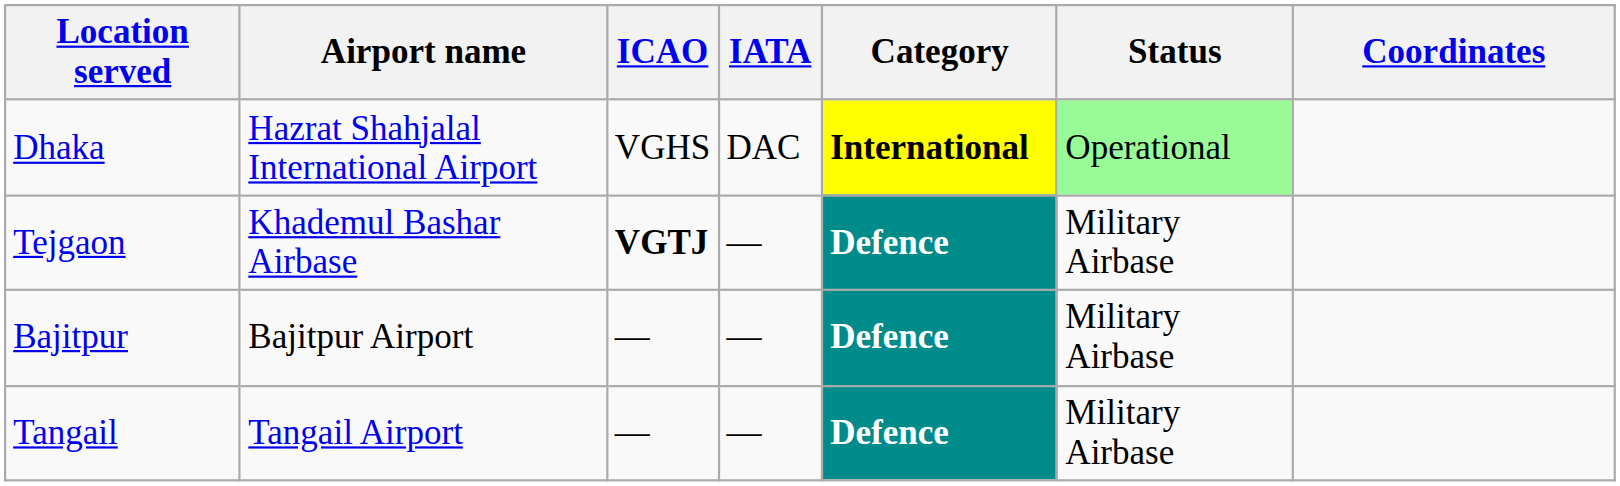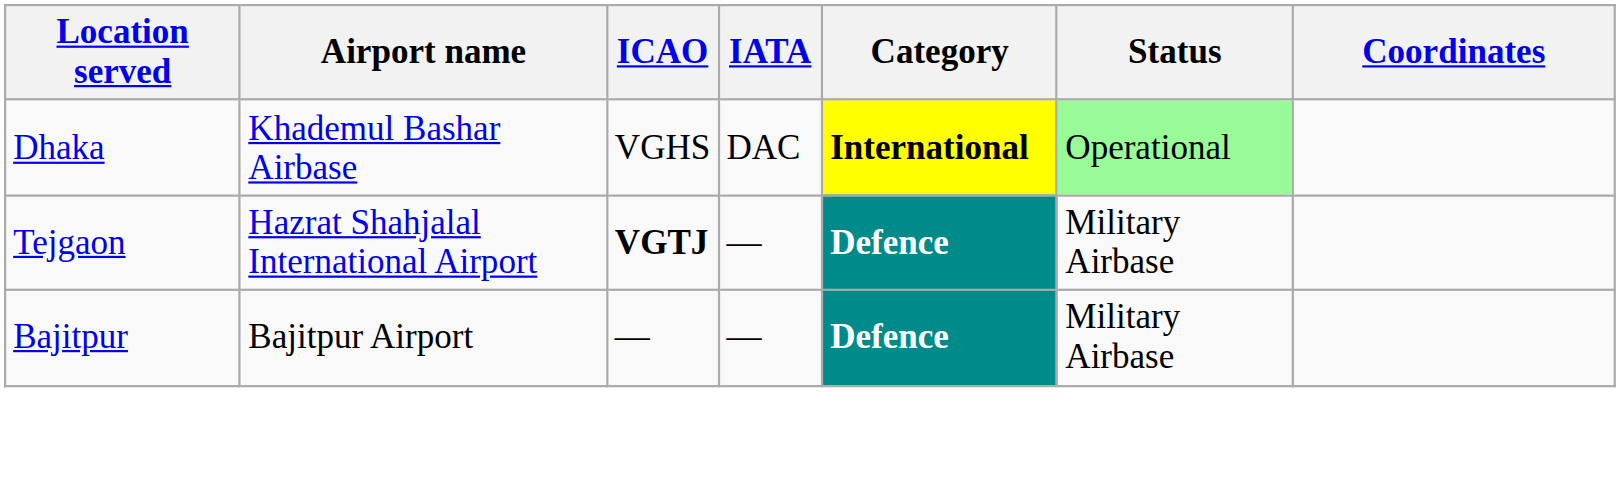(393, 146) Hazrat Shahjalal International Airport -> (374, 146) Khademul Bashar Airbase
(374, 241) Khademul Bashar Airbase -> (393, 241) Hazrat Shahjalal International Airport
- row: (65, 431)
